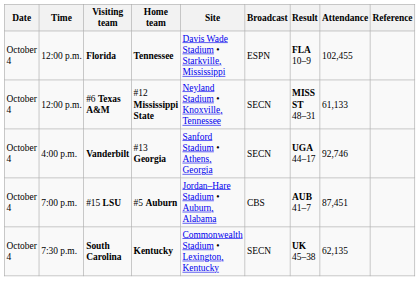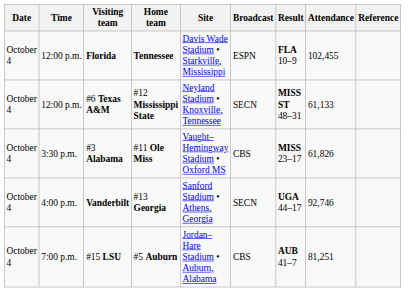+ row: (104, 153)
(335, 202) 87,451 -> (321, 257) 81,251
- row: (104, 251)
